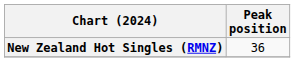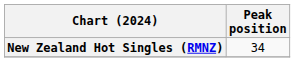(258, 47) 36 -> (258, 47) 34
